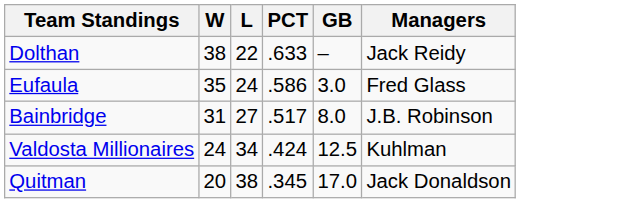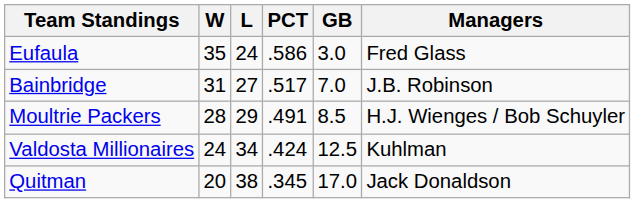- row: (44, 52)
(332, 117) 8.0 -> (332, 85) 7.0
+ row: (85, 117)
